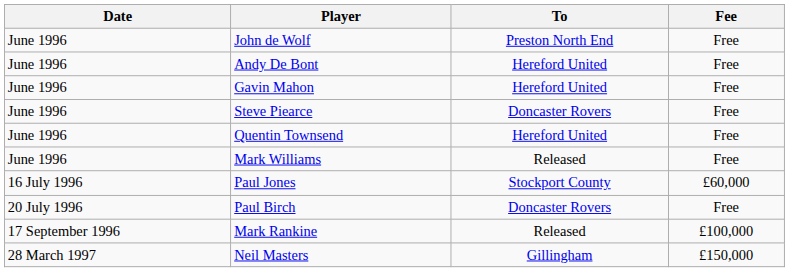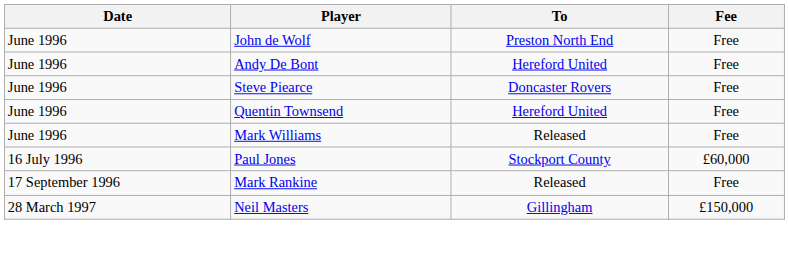- row: (274, 88)
- row: (265, 207)
(726, 230) £100,000 -> (726, 183) Free
